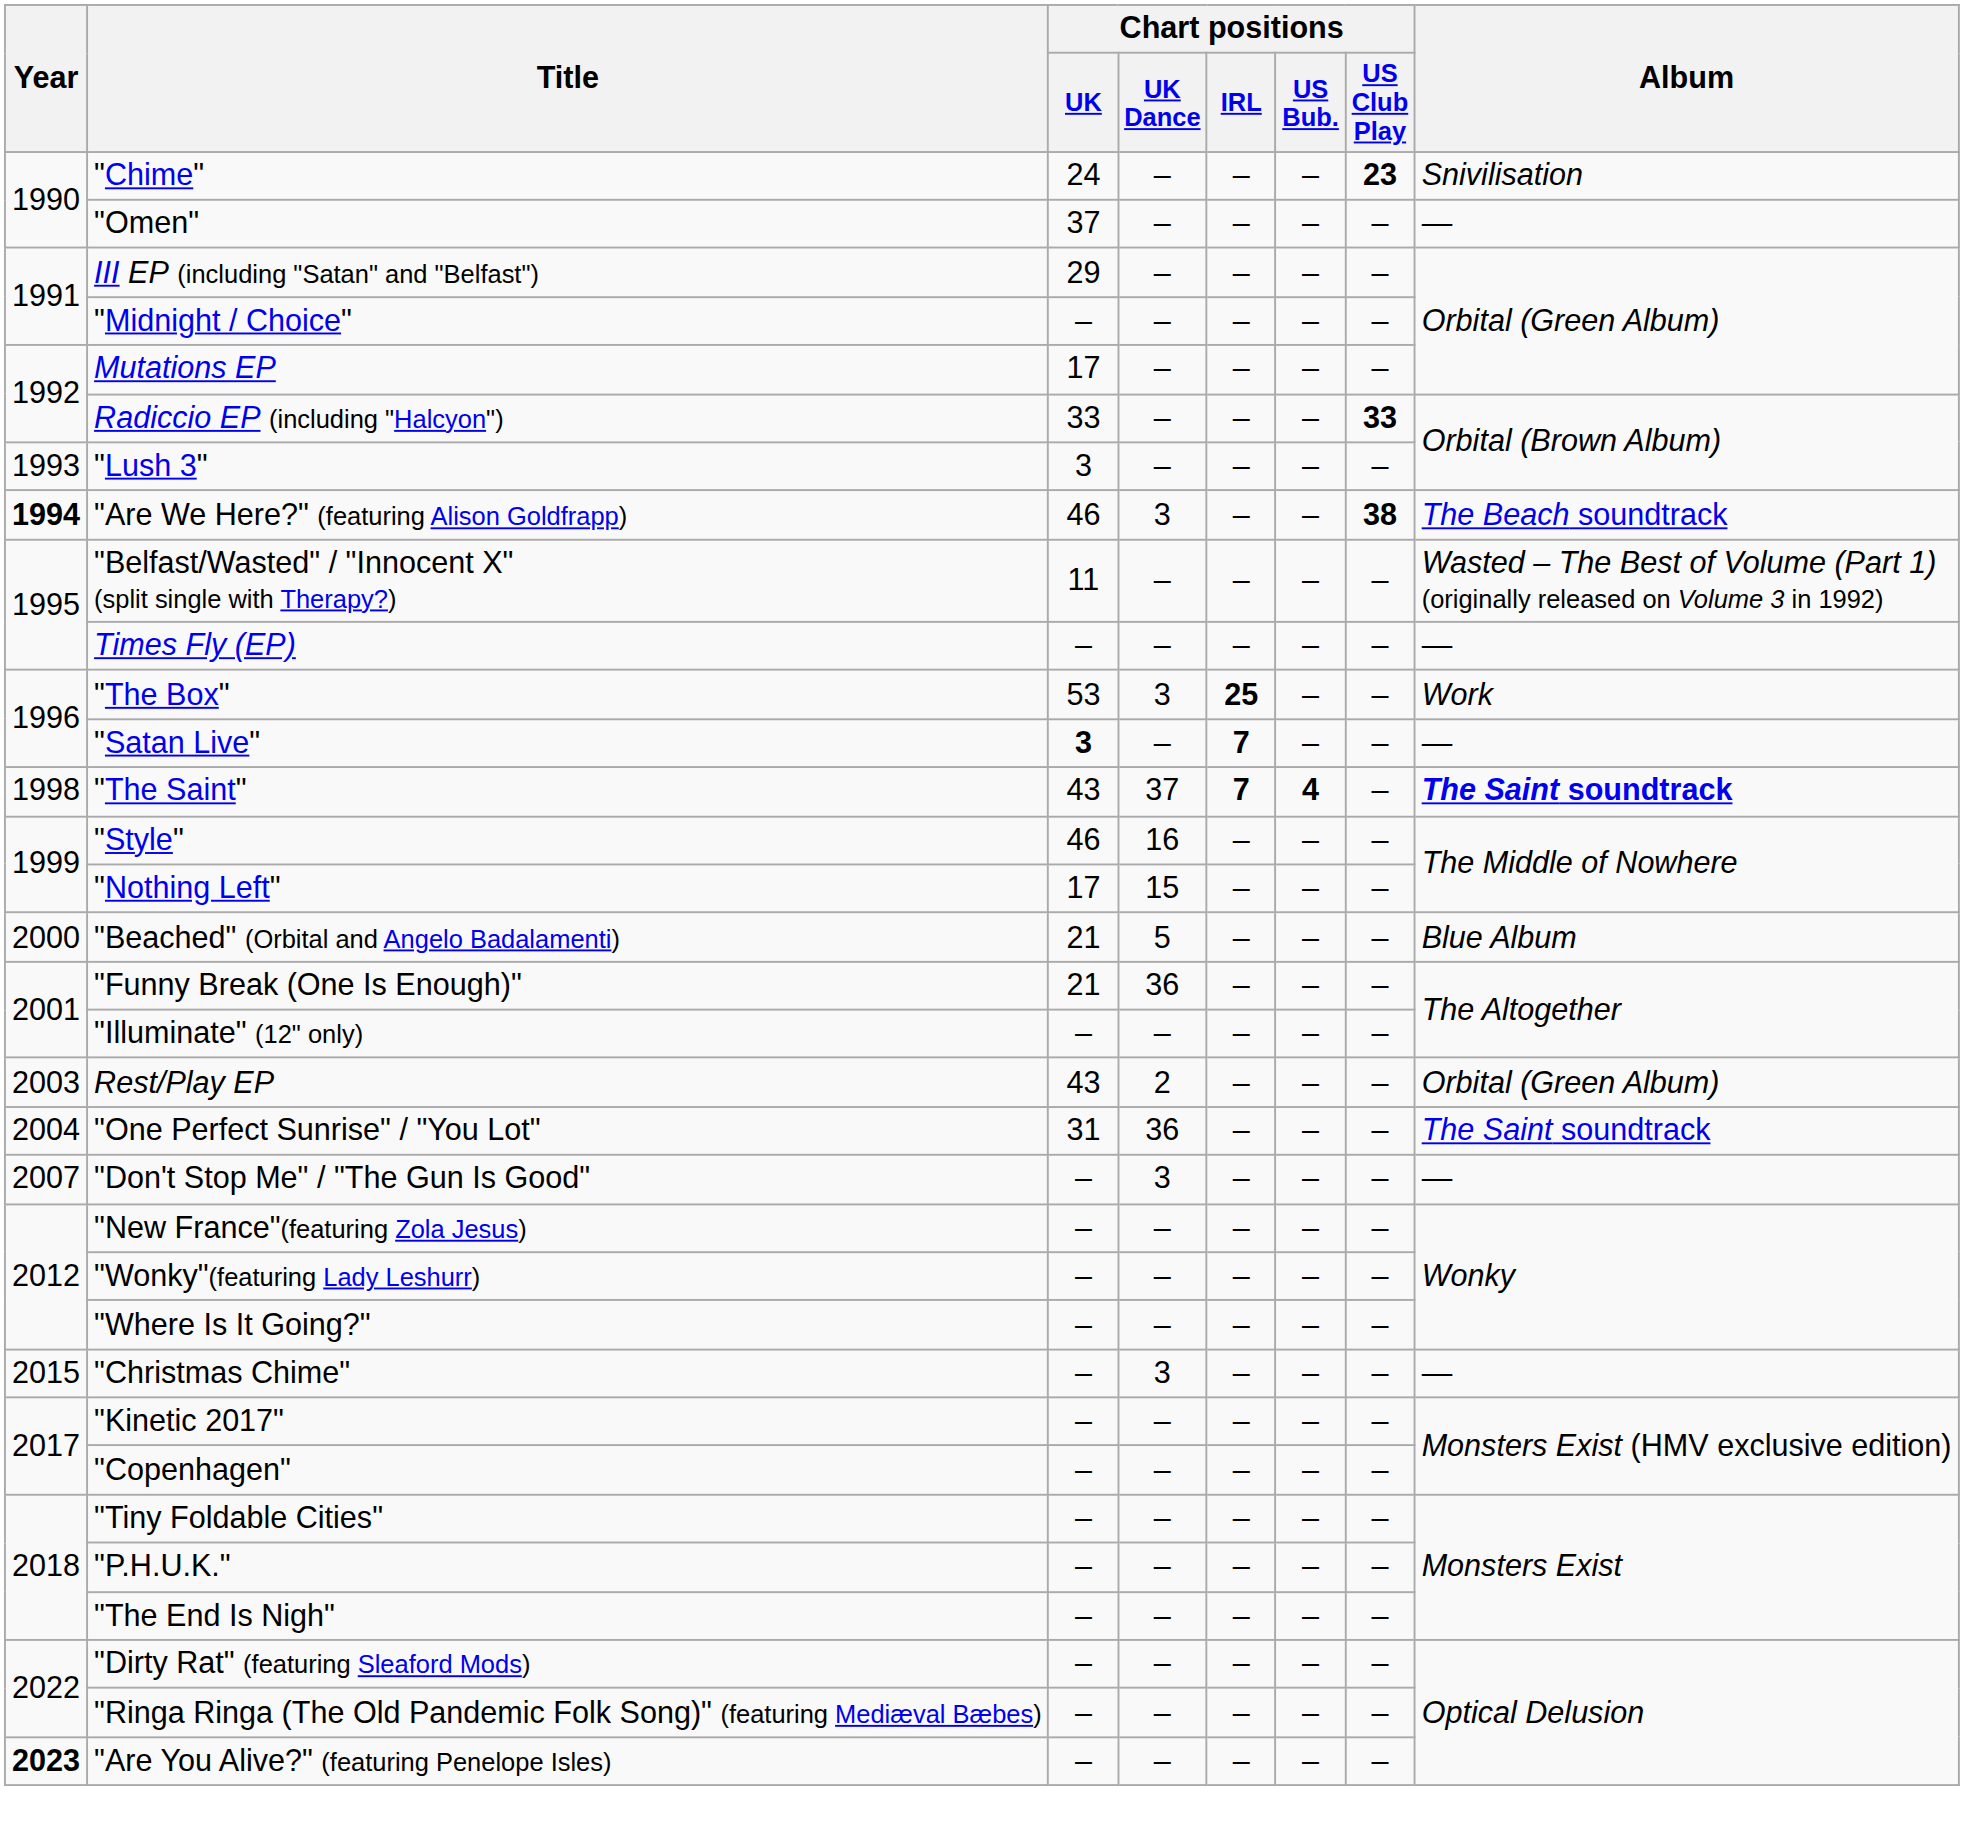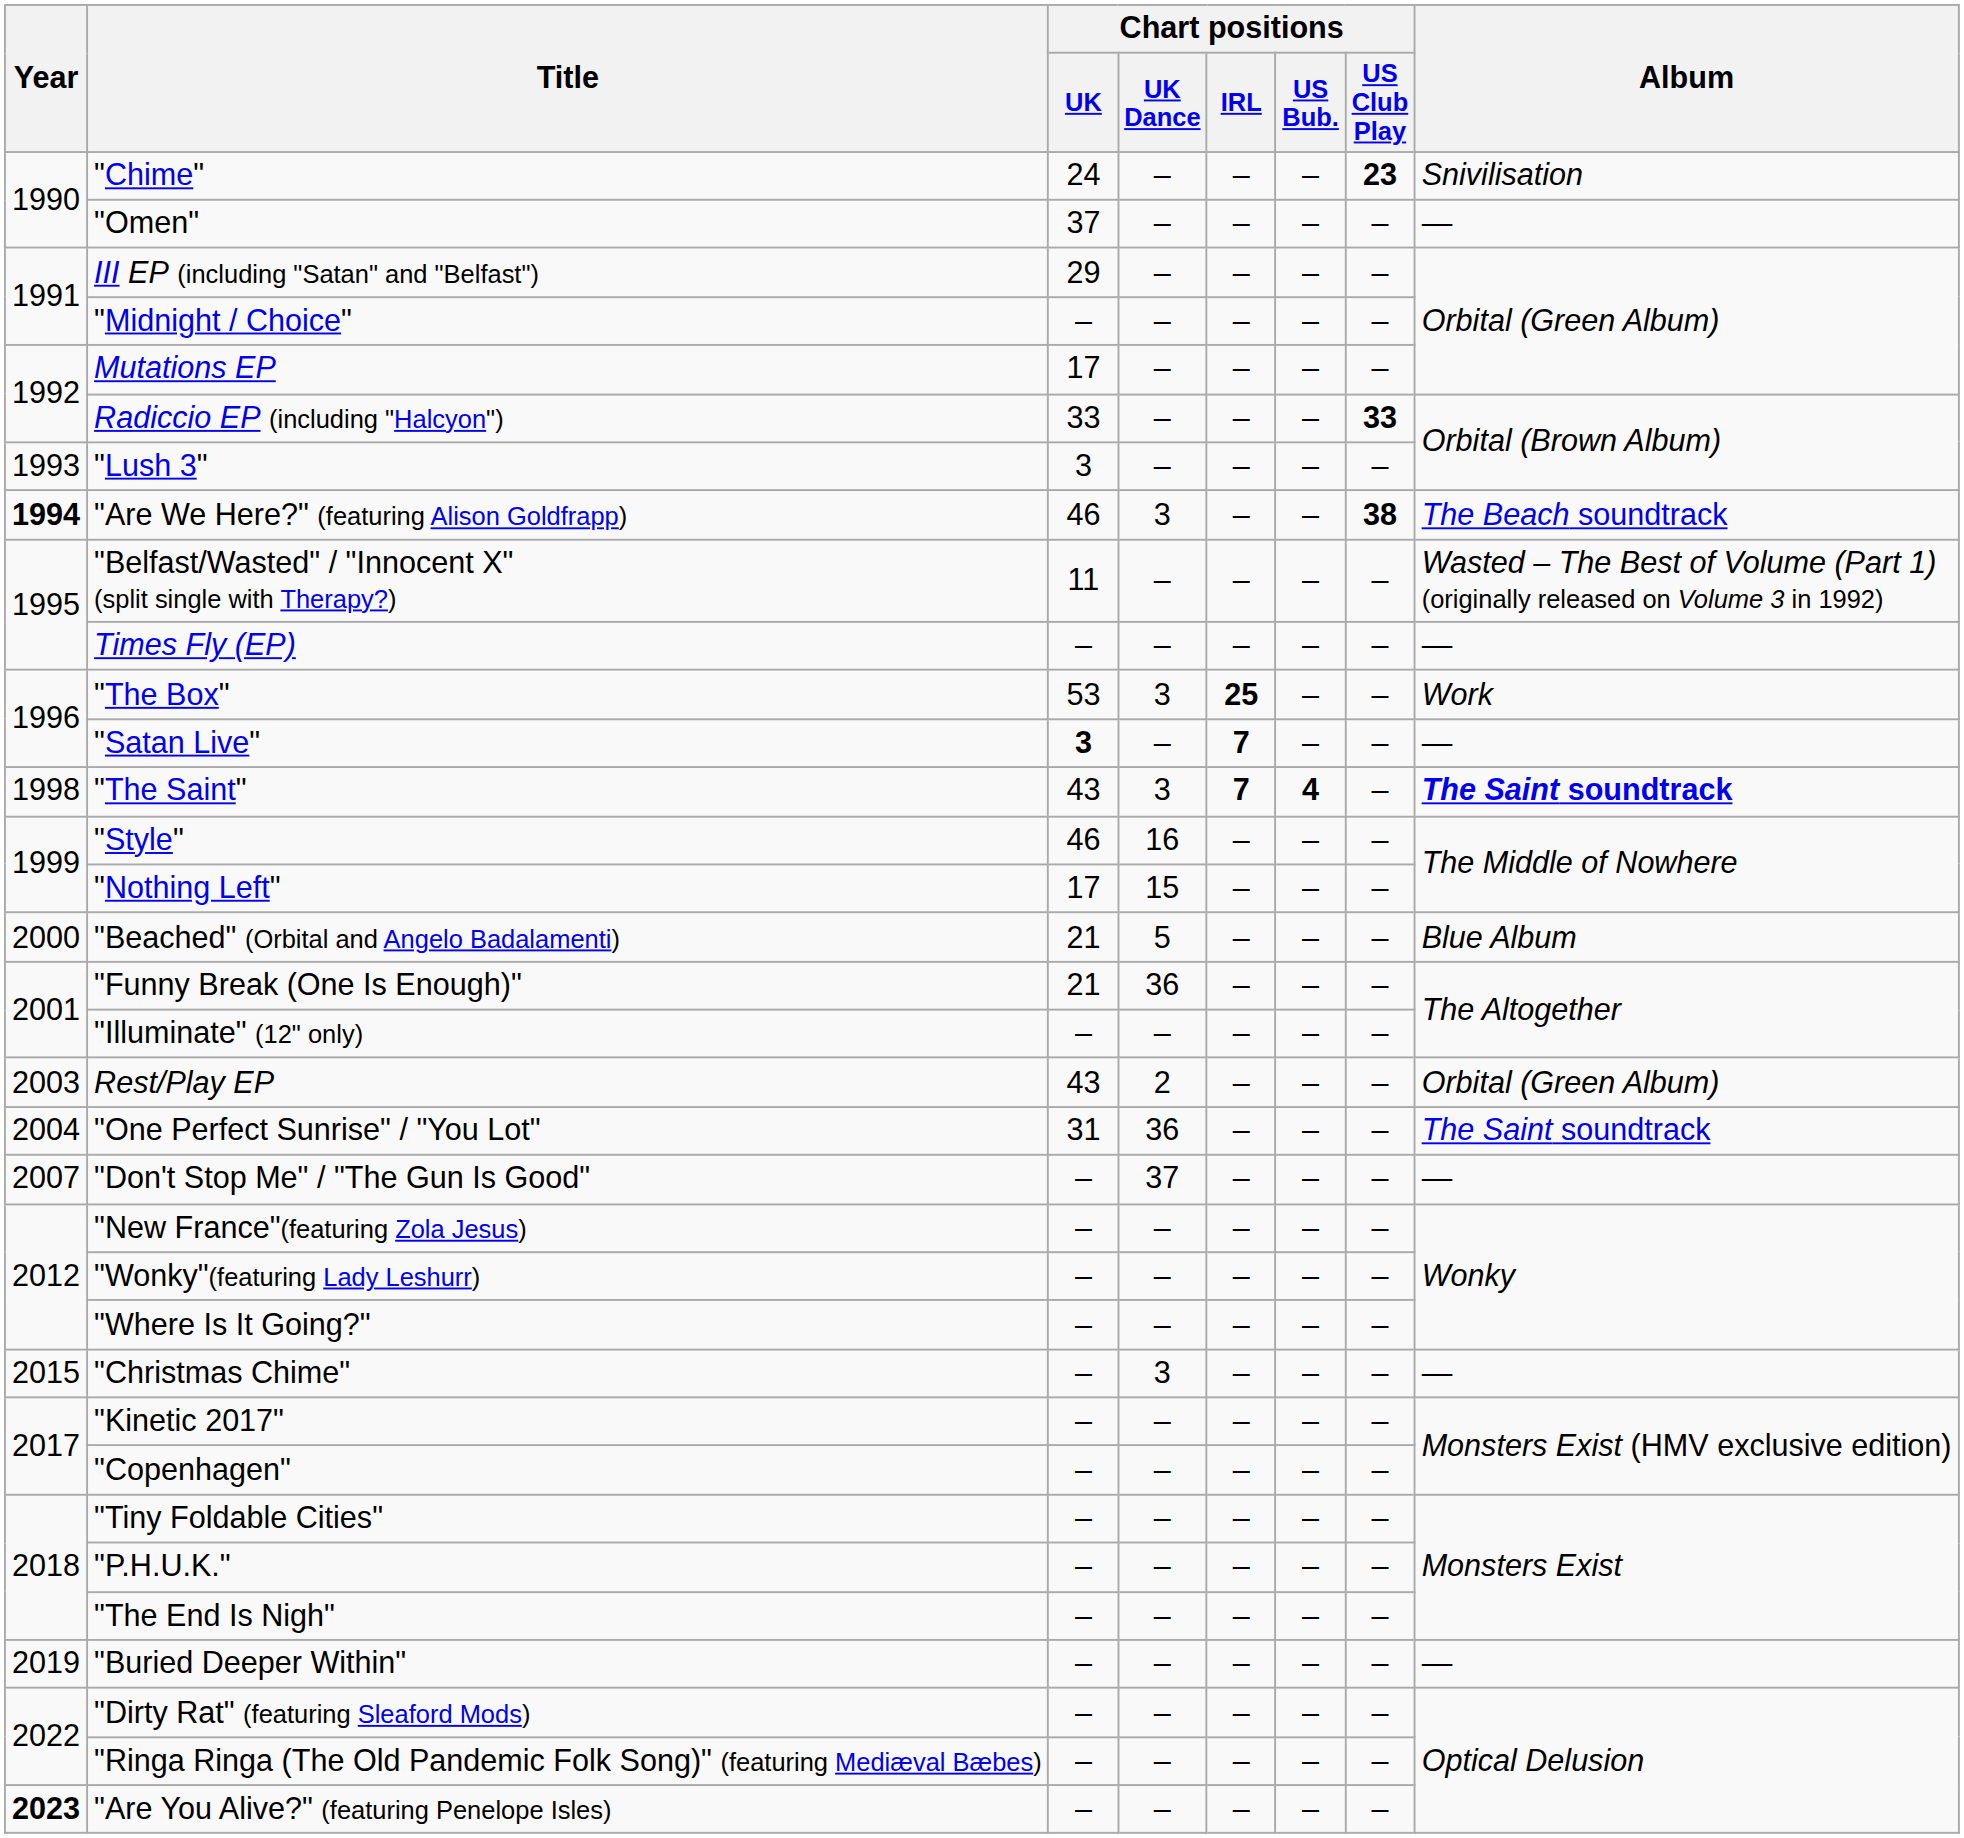(1162, 791) 37 -> (1162, 791) 3
(1162, 1178) 3 -> (1162, 1178) 37
+ row: (250, 1663)
